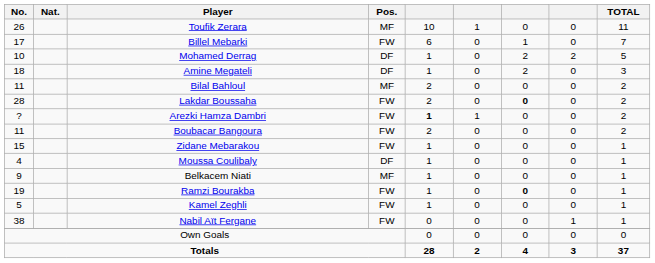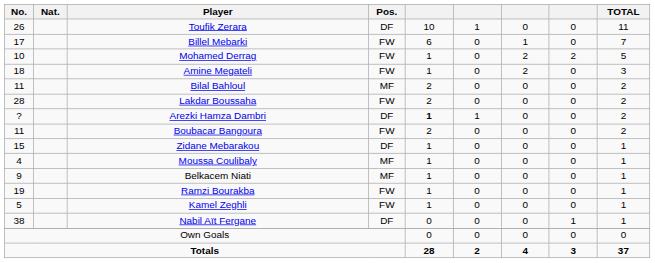(387, 26) MF -> (387, 26) DF
(387, 56) DF -> (387, 56) FW
(387, 71) DF -> (387, 71) FW
(525, 101) bold -> (525, 101) normal
(387, 115) FW -> (387, 115) DF
(387, 145) FW -> (387, 145) DF
(387, 160) DF -> (387, 160) MF
(525, 190) bold -> (525, 190) normal
(387, 220) FW -> (387, 220) DF
